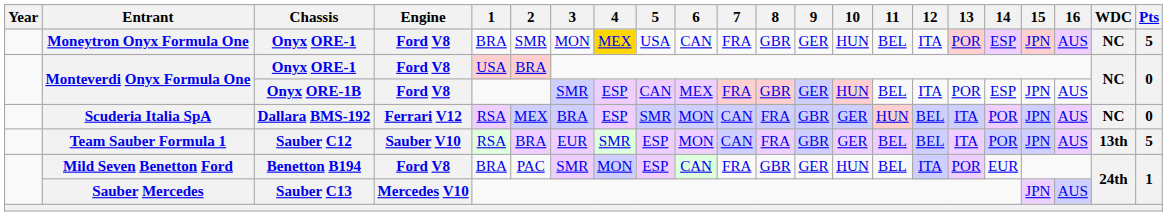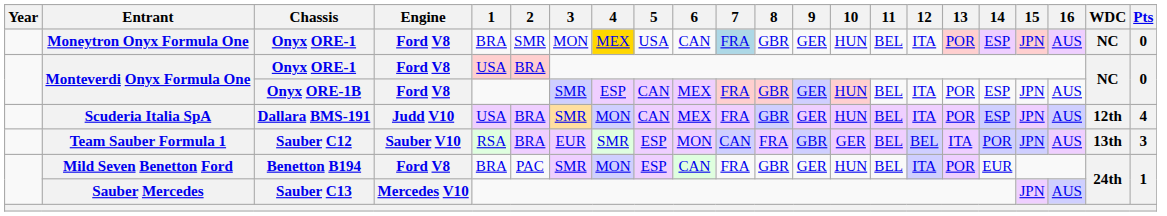(737, 41) no background -> (735, 41) lightblue background
(1149, 41) 5 -> (1143, 41) 0
+ row: (148, 116)
- row: (148, 116)
(1149, 141) 5 -> (1143, 141) 3
